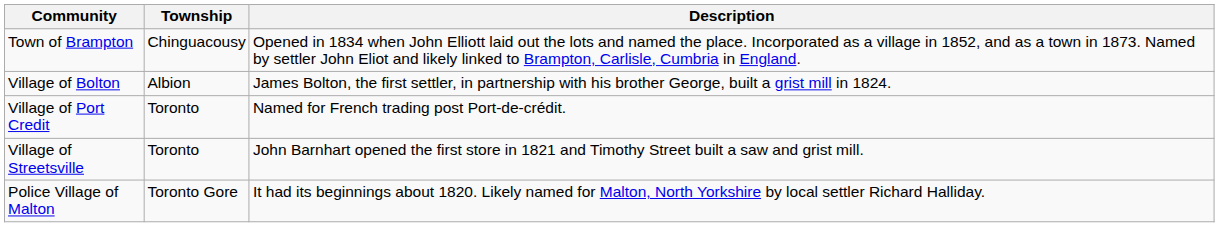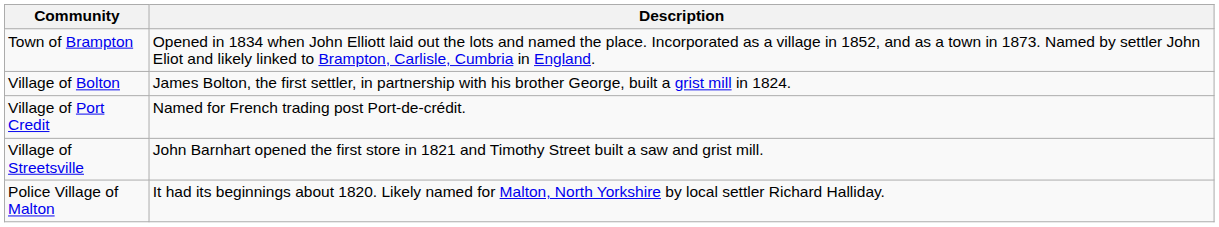- column: (197, 16)
